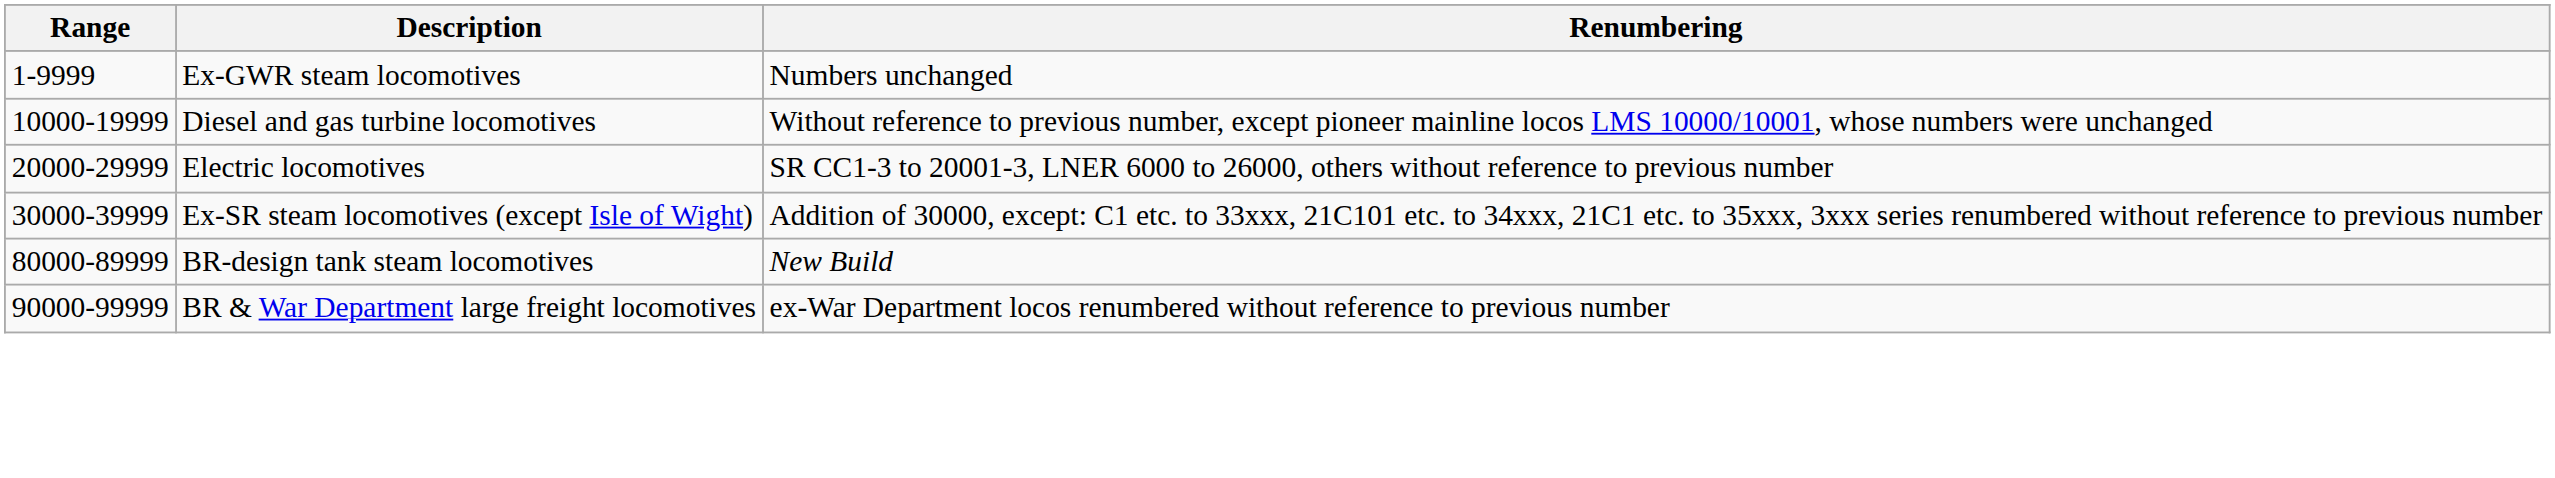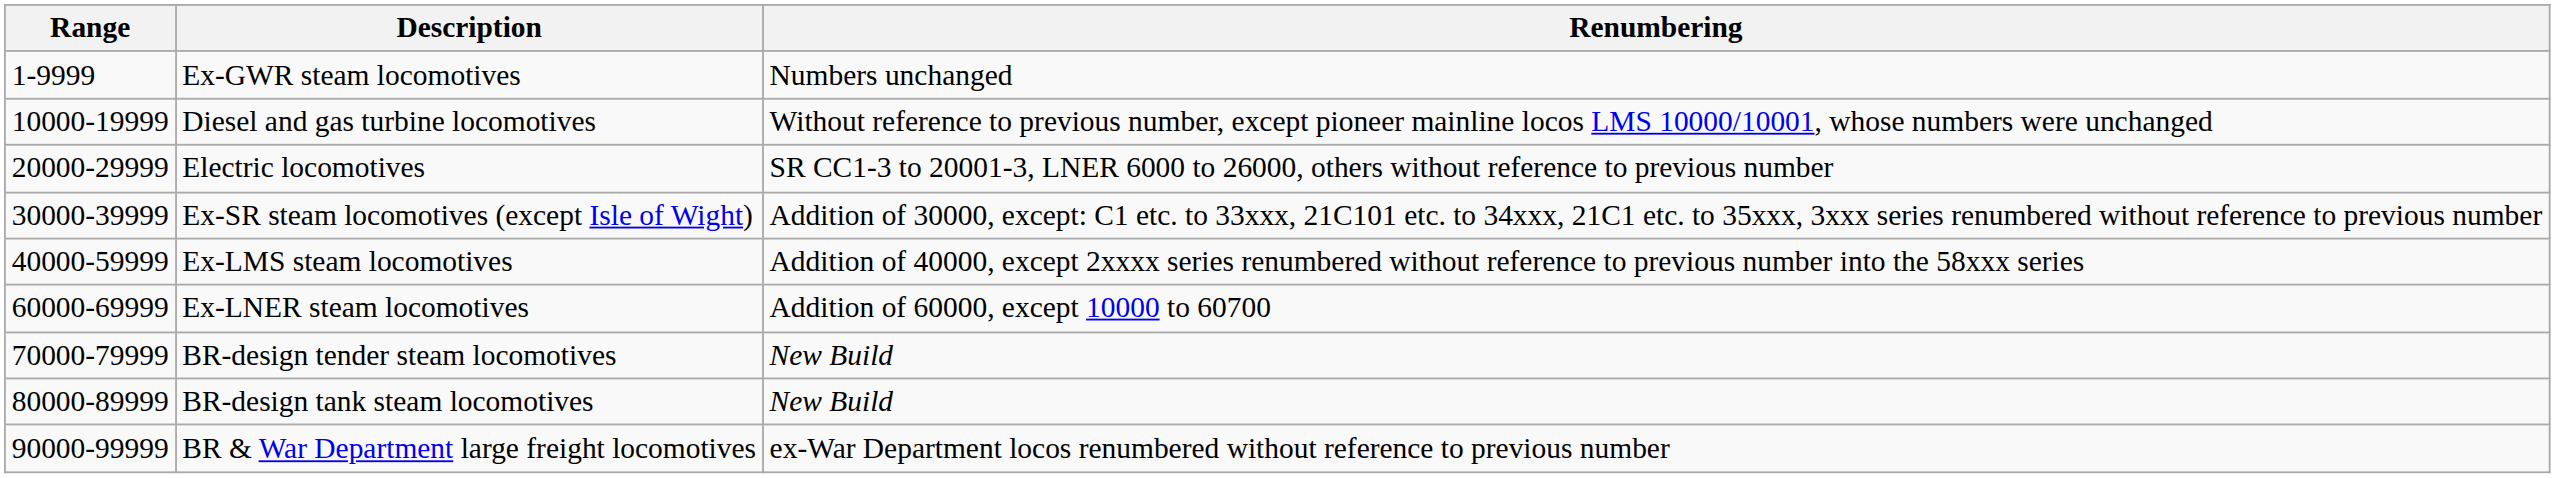+ row: (347, 261)
+ row: (356, 307)
+ row: (399, 354)
